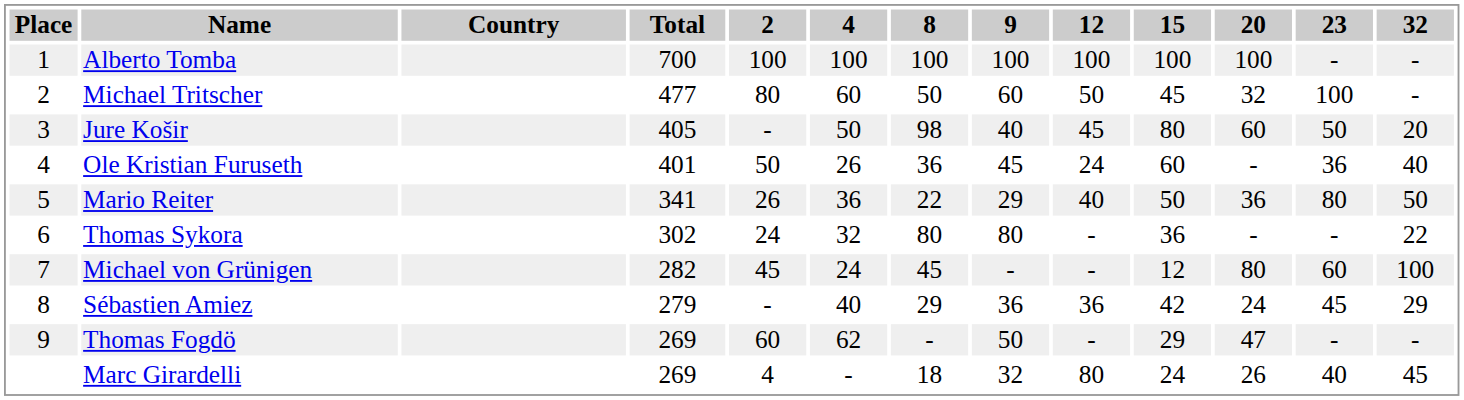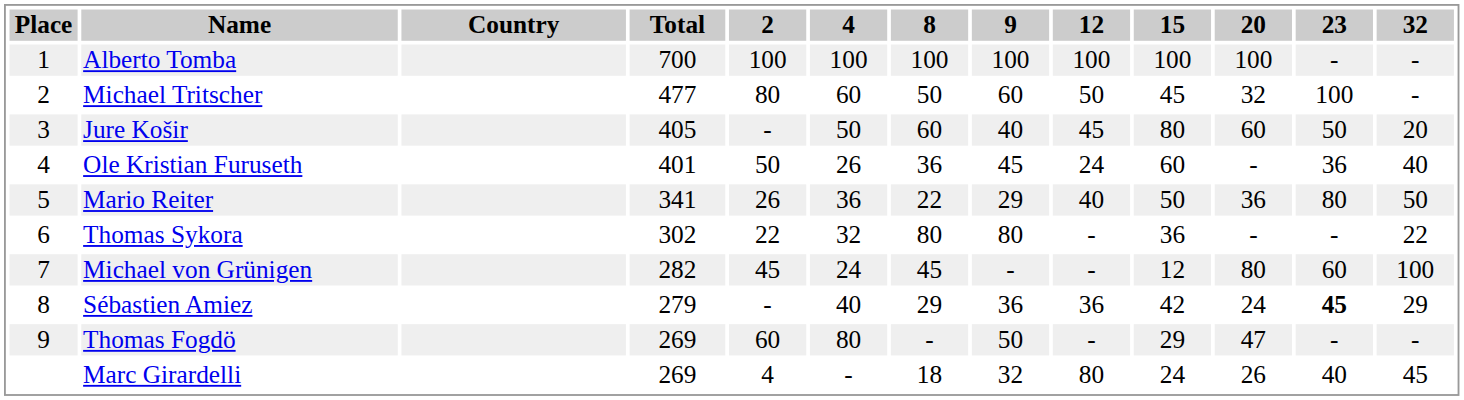(930, 130) 98 -> (930, 130) 60
(768, 235) 24 -> (768, 235) 22
(1334, 305) normal -> (1334, 305) bold
(849, 340) 62 -> (849, 340) 80
